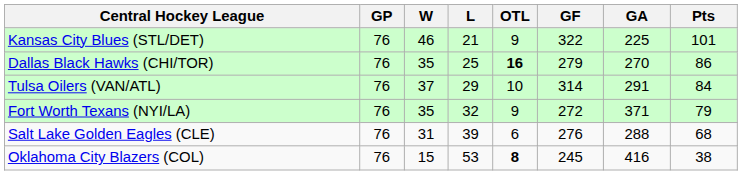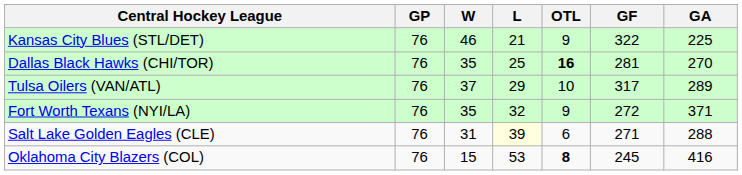- column: (704, 16)
(570, 63) 279 -> (627, 63) 281
(570, 87) 314 -> (627, 87) 317
(637, 87) 291 -> (700, 87) 289
(470, 134) no background -> (517, 134) lightyellow background
(570, 134) 276 -> (627, 134) 271
